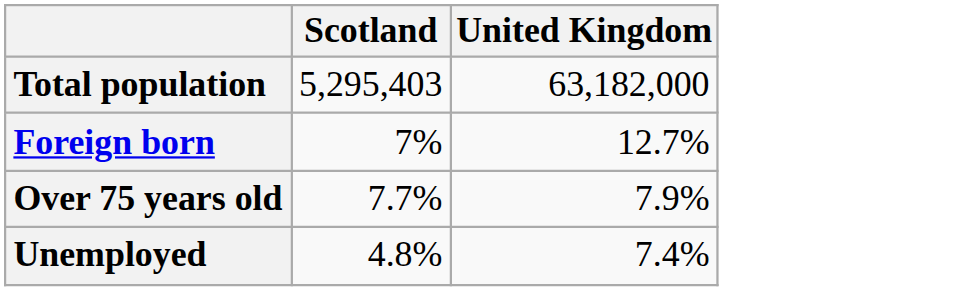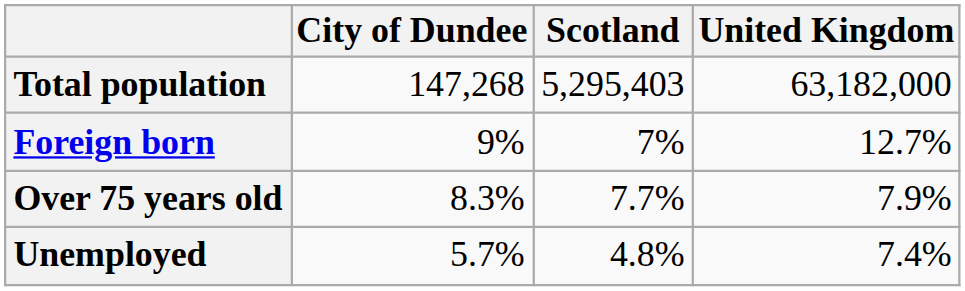+ column: (412, 30)
